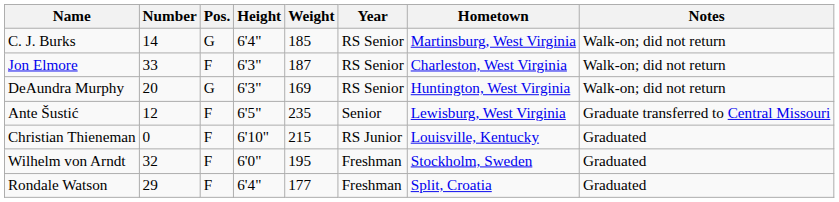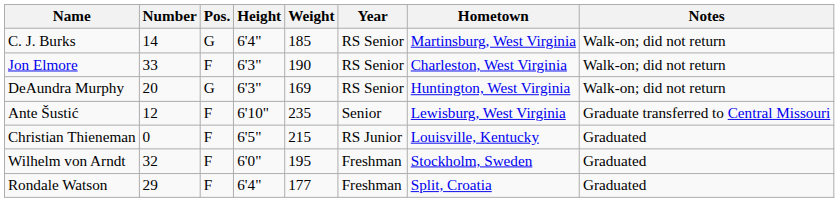(300, 64) 187 -> (300, 64) 190
(249, 112) 6'5" -> (253, 112) 6'10"
(253, 137) 6'10" -> (249, 137) 6'5"
